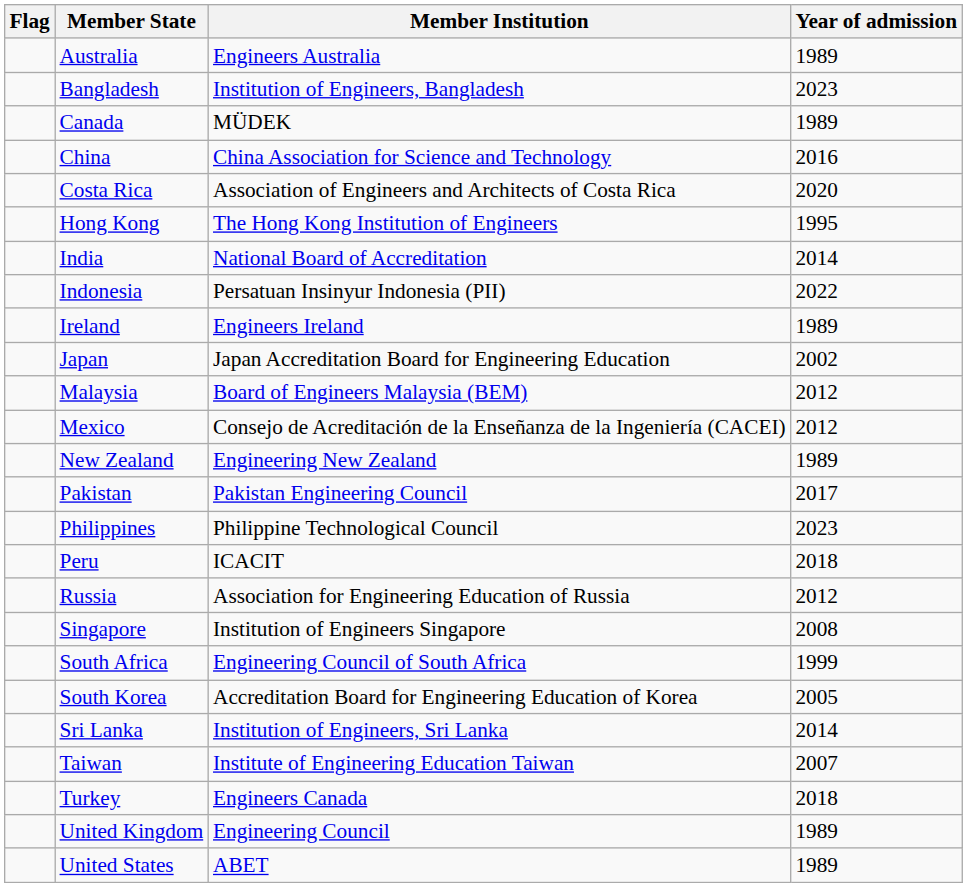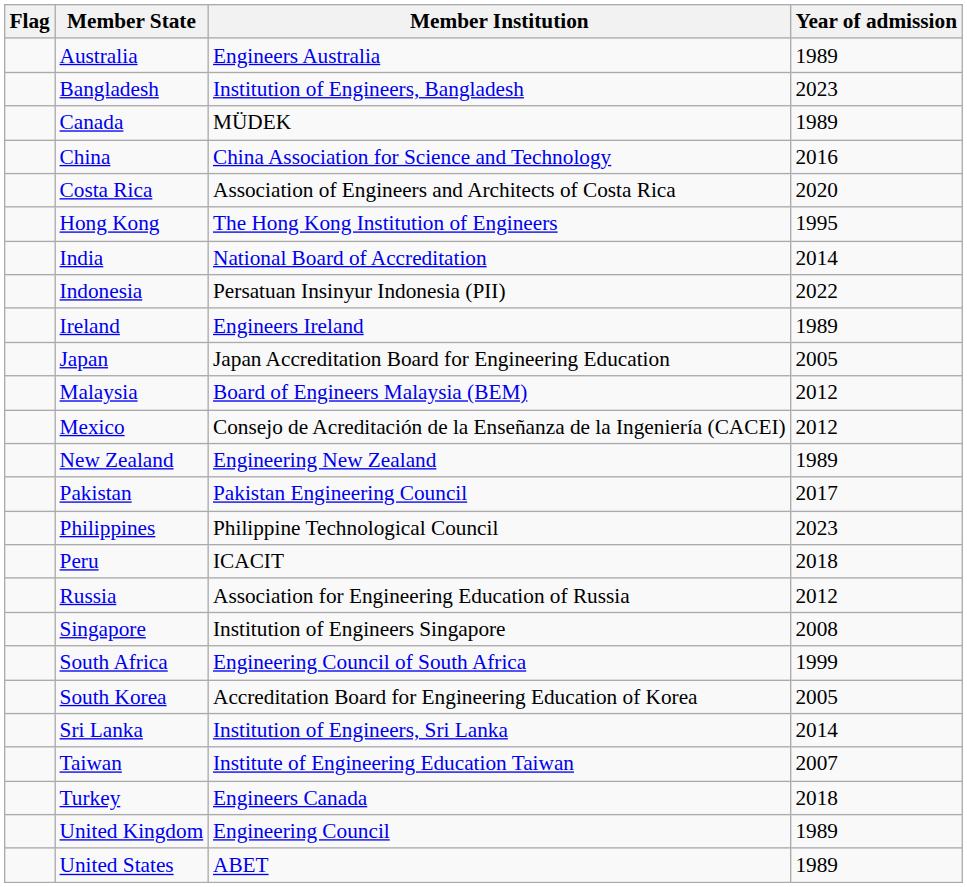(817, 358) 2002 -> (817, 358) 2005
